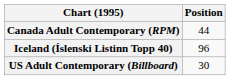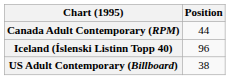(204, 65) 30 -> (204, 65) 38
